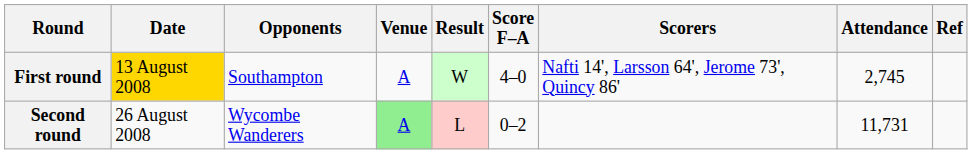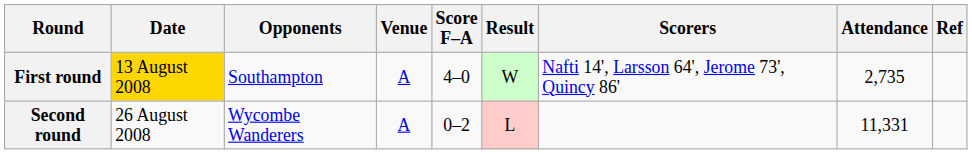columns swapped: (460, 28) <-> (513, 28)
(885, 76) 2,745 -> (885, 76) 2,735
(404, 124) lightgreen background -> (404, 124) no background
(885, 124) 11,731 -> (885, 124) 11,331
